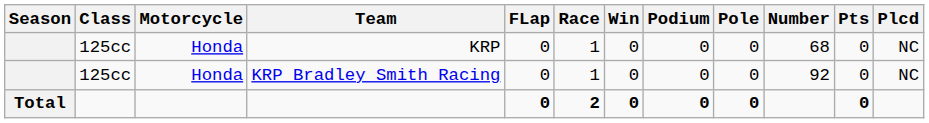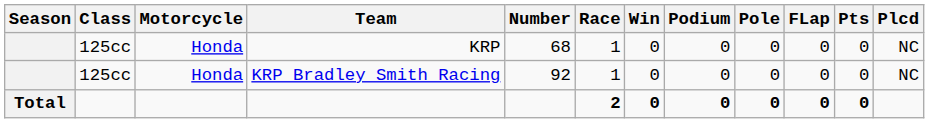columns swapped: (799, 19) <-> (529, 19)
